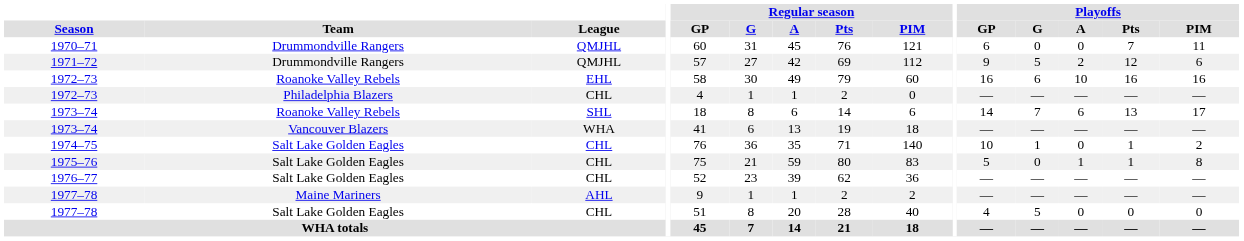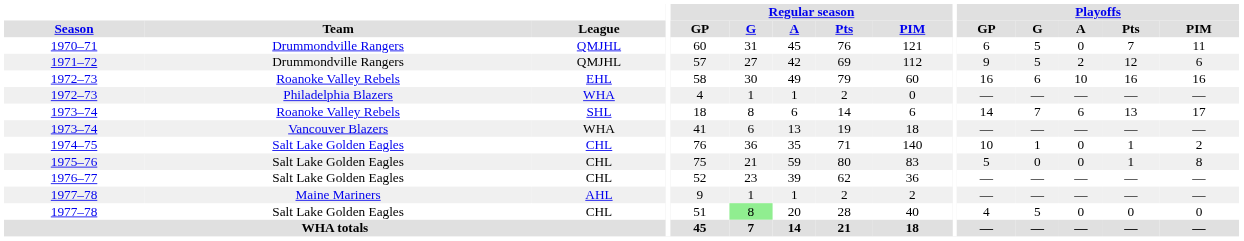(1037, 45) 0 -> (1037, 45) 5
(599, 95) CHL -> (599, 95) WHA
(1081, 161) 1 -> (1081, 161) 0
(751, 211) no background -> (751, 211) lightgreen background
